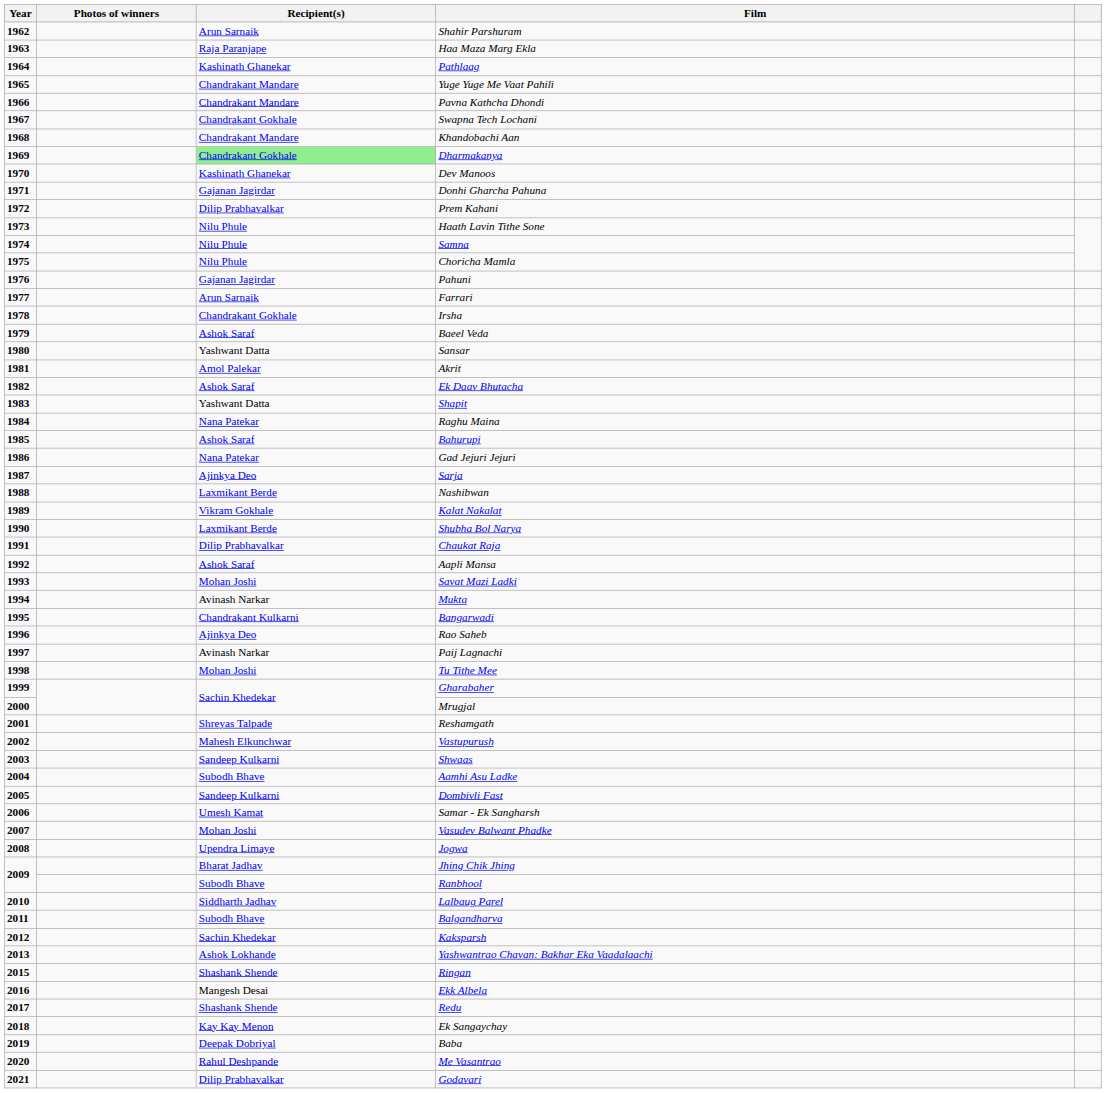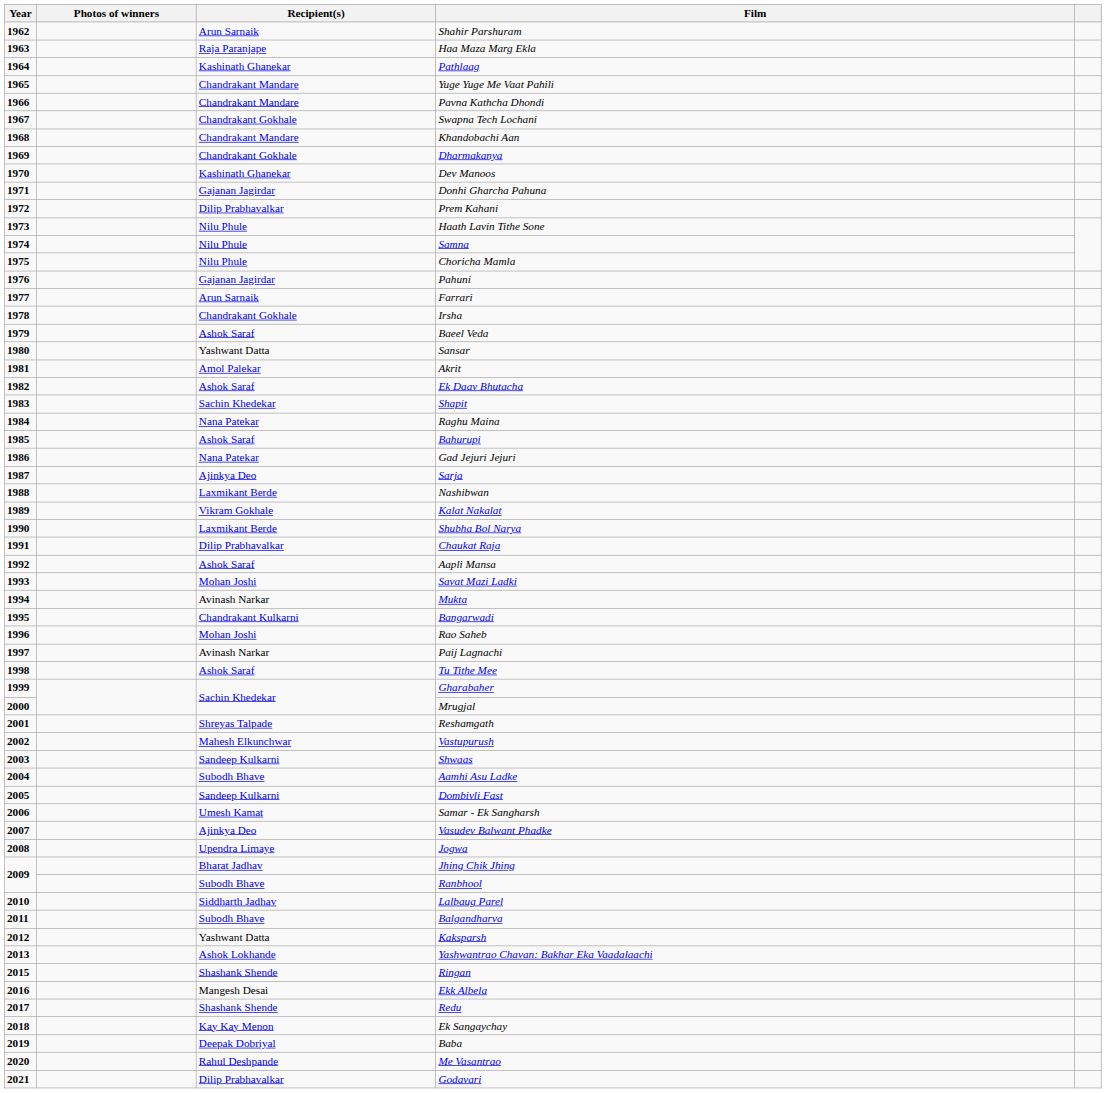(248, 155) lightgreen background -> (248, 155) no background
(234, 404) Yashwant Datta -> (237, 404) Sachin Khedekar
(228, 635) Ajinkya Deo -> (228, 635) Mohan Joshi
(228, 670) Mohan Joshi -> (227, 670) Ashok Saraf
(228, 830) Mohan Joshi -> (228, 830) Ajinkya Deo
(237, 937) Sachin Khedekar -> (234, 937) Yashwant Datta
